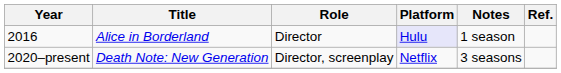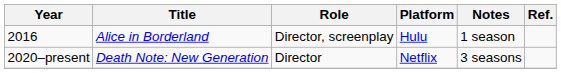(298, 36) Director -> (334, 36) Director, screenplay
(413, 36) lavender background -> (413, 36) no background
(334, 57) Director, screenplay -> (298, 57) Director
